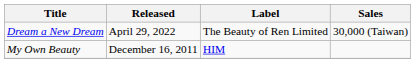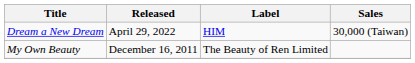(265, 31) The Beauty of Ren Limited -> (214, 31) HIM
(214, 49) HIM -> (265, 49) The Beauty of Ren Limited
